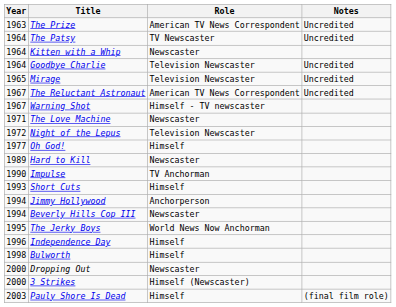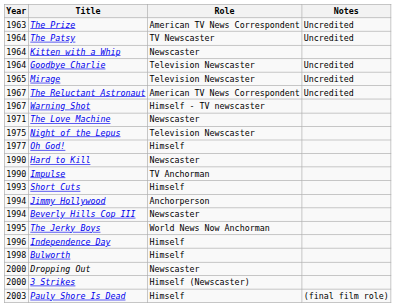(16, 133) 1972 -> (16, 133) 1975
(16, 160) 1989 -> (16, 160) 1990
